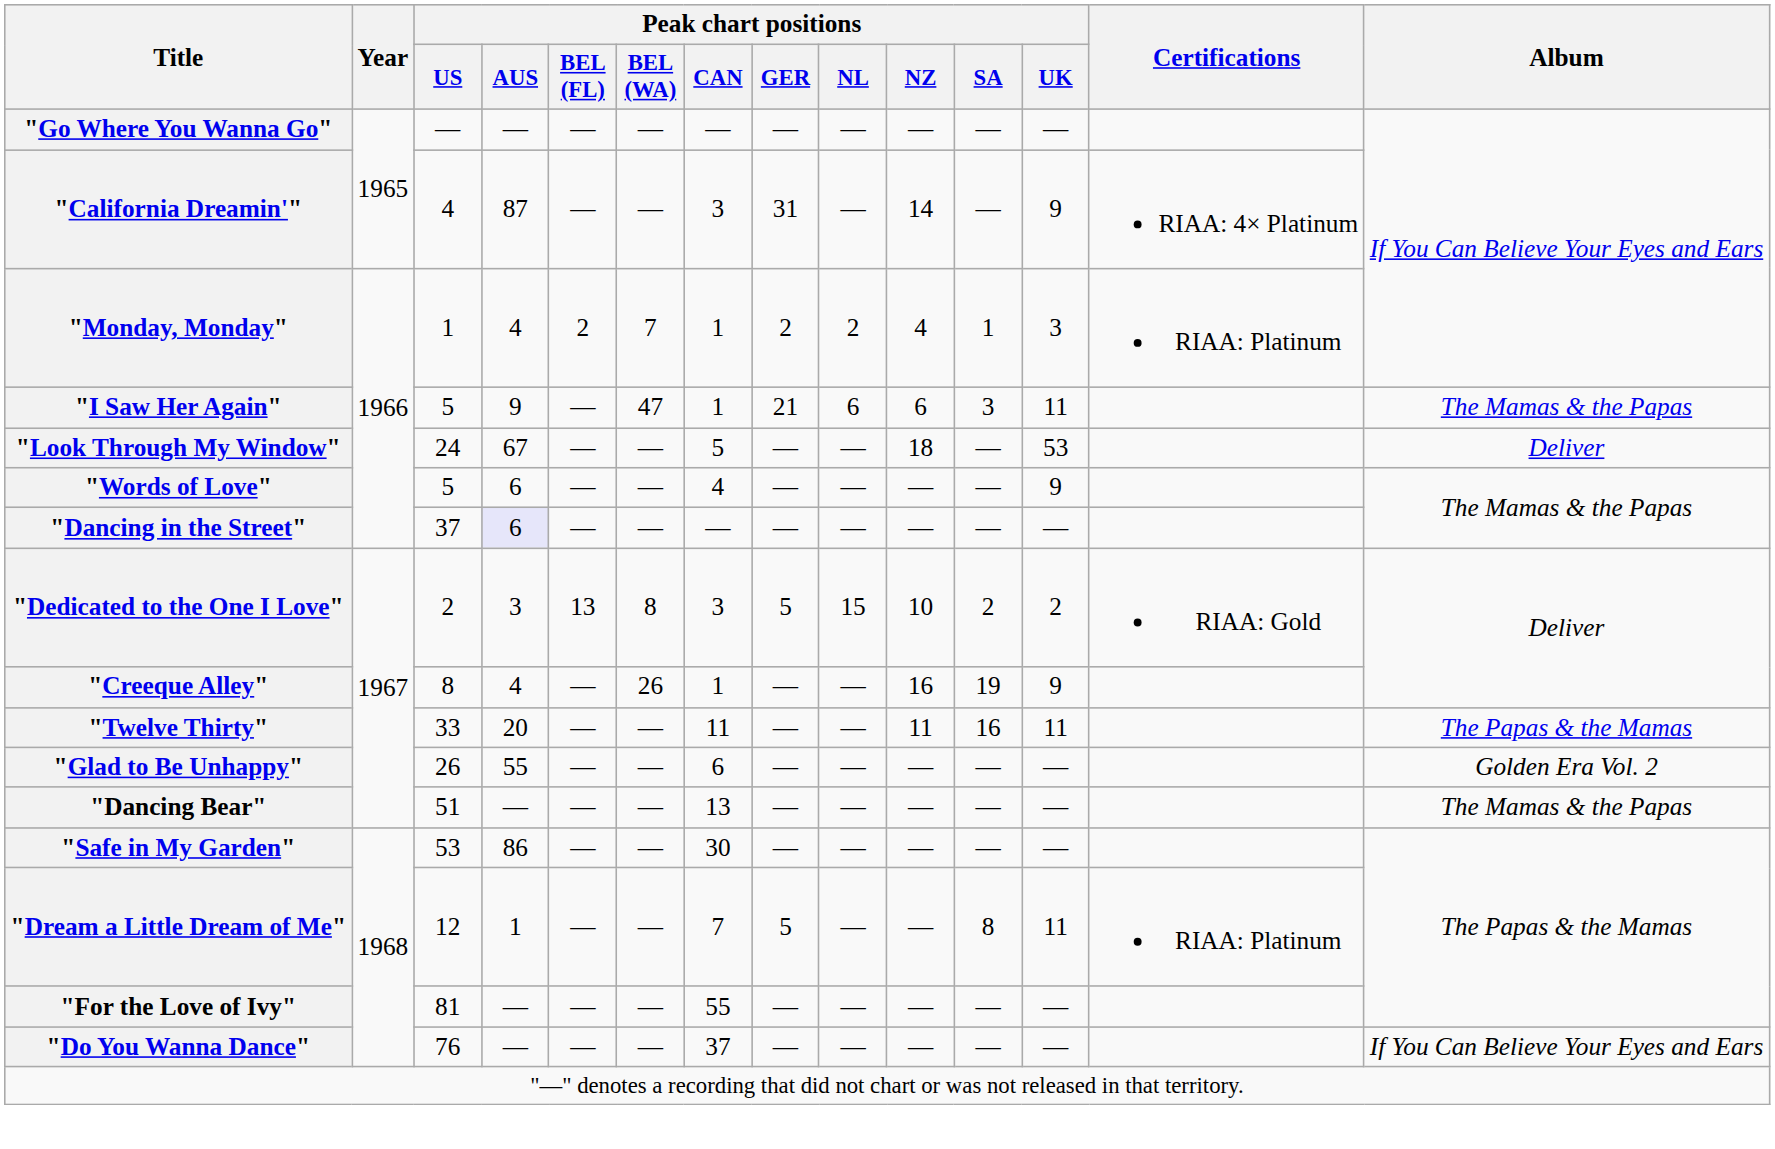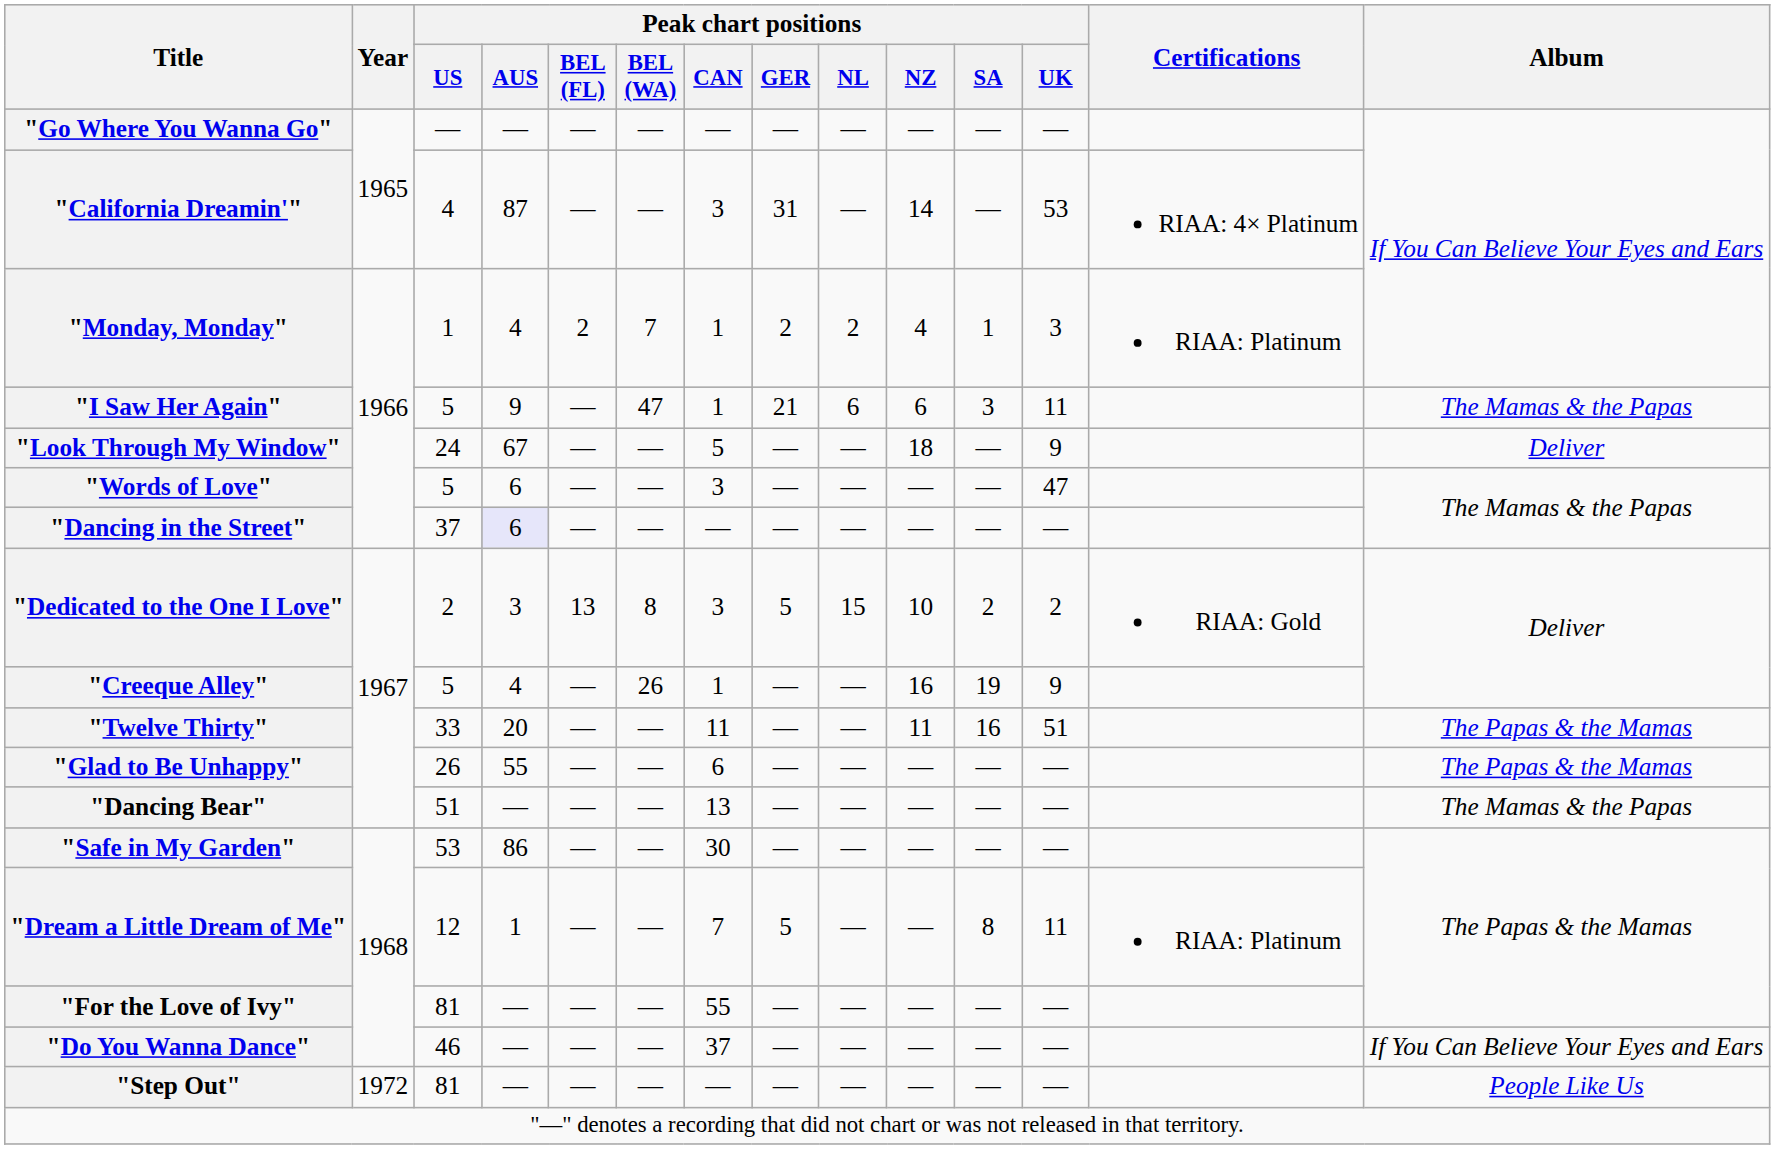(1056, 208) 9 -> (1056, 208) 53
(1056, 447) 53 -> (1056, 447) 9
(718, 487) 4 -> (718, 487) 3
(1056, 487) 9 -> (1056, 487) 47
(448, 686) 8 -> (448, 686) 5
(1056, 726) 11 -> (1056, 726) 51
(1566, 766) Golden Era Vol. 2 -> (1566, 766) The Papas & the Mamas
(448, 1046) 76 -> (448, 1046) 46
+ row: (178, 1086)
